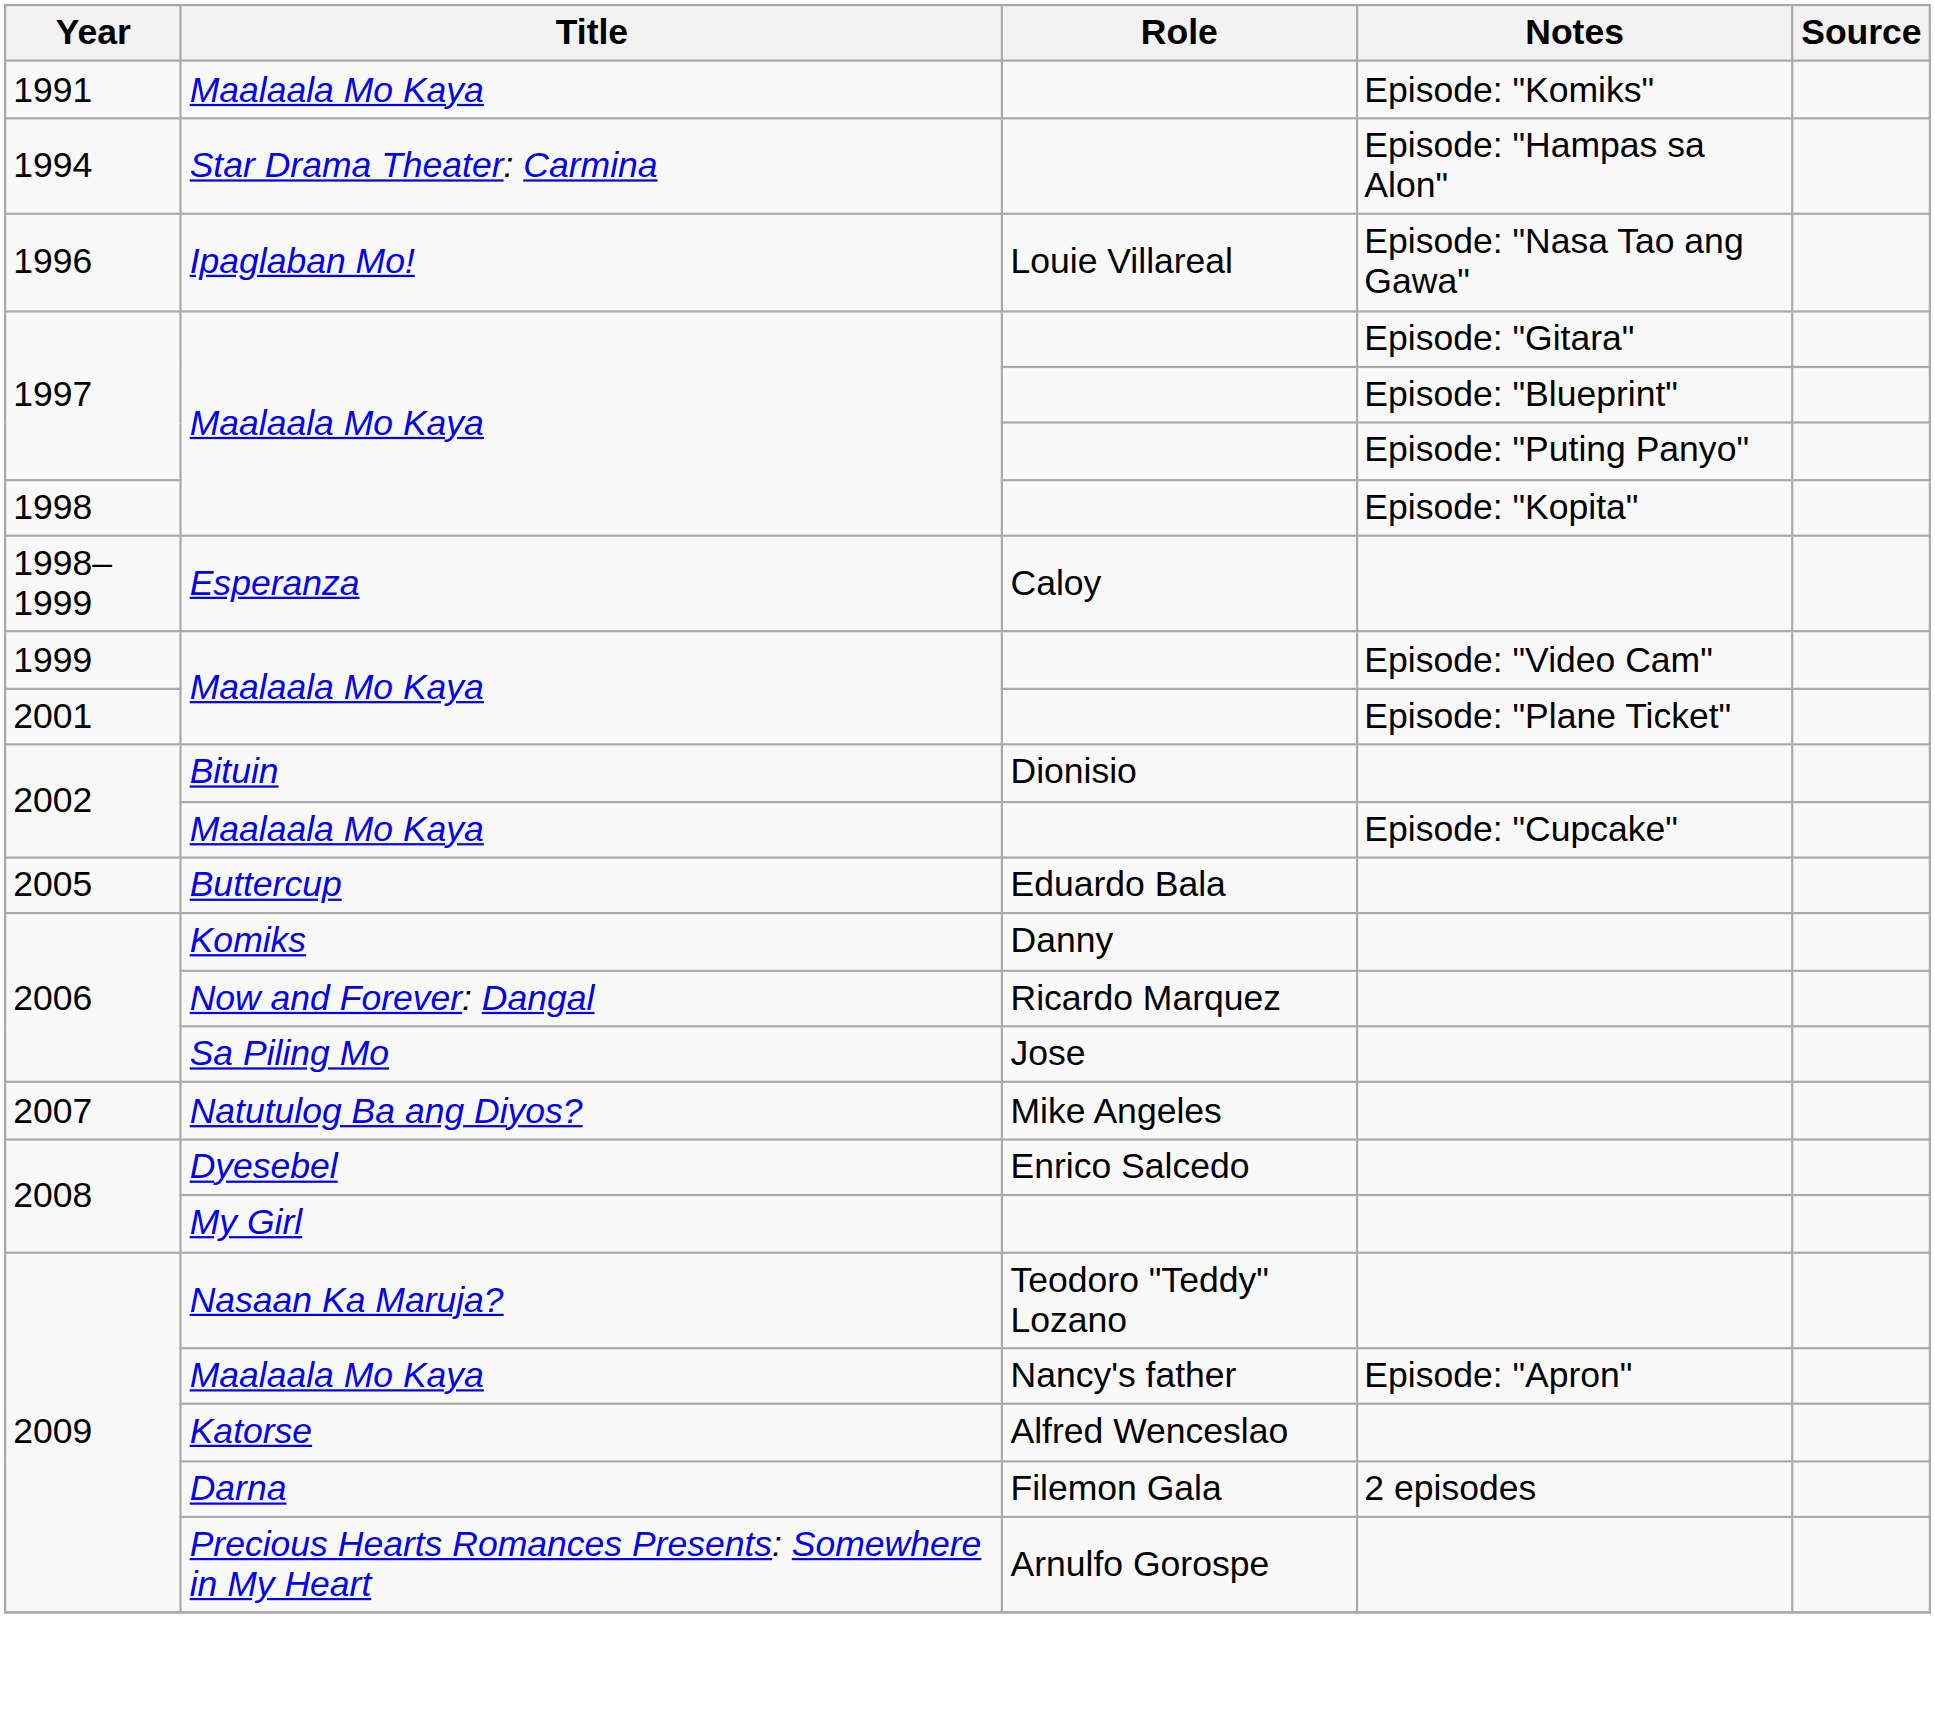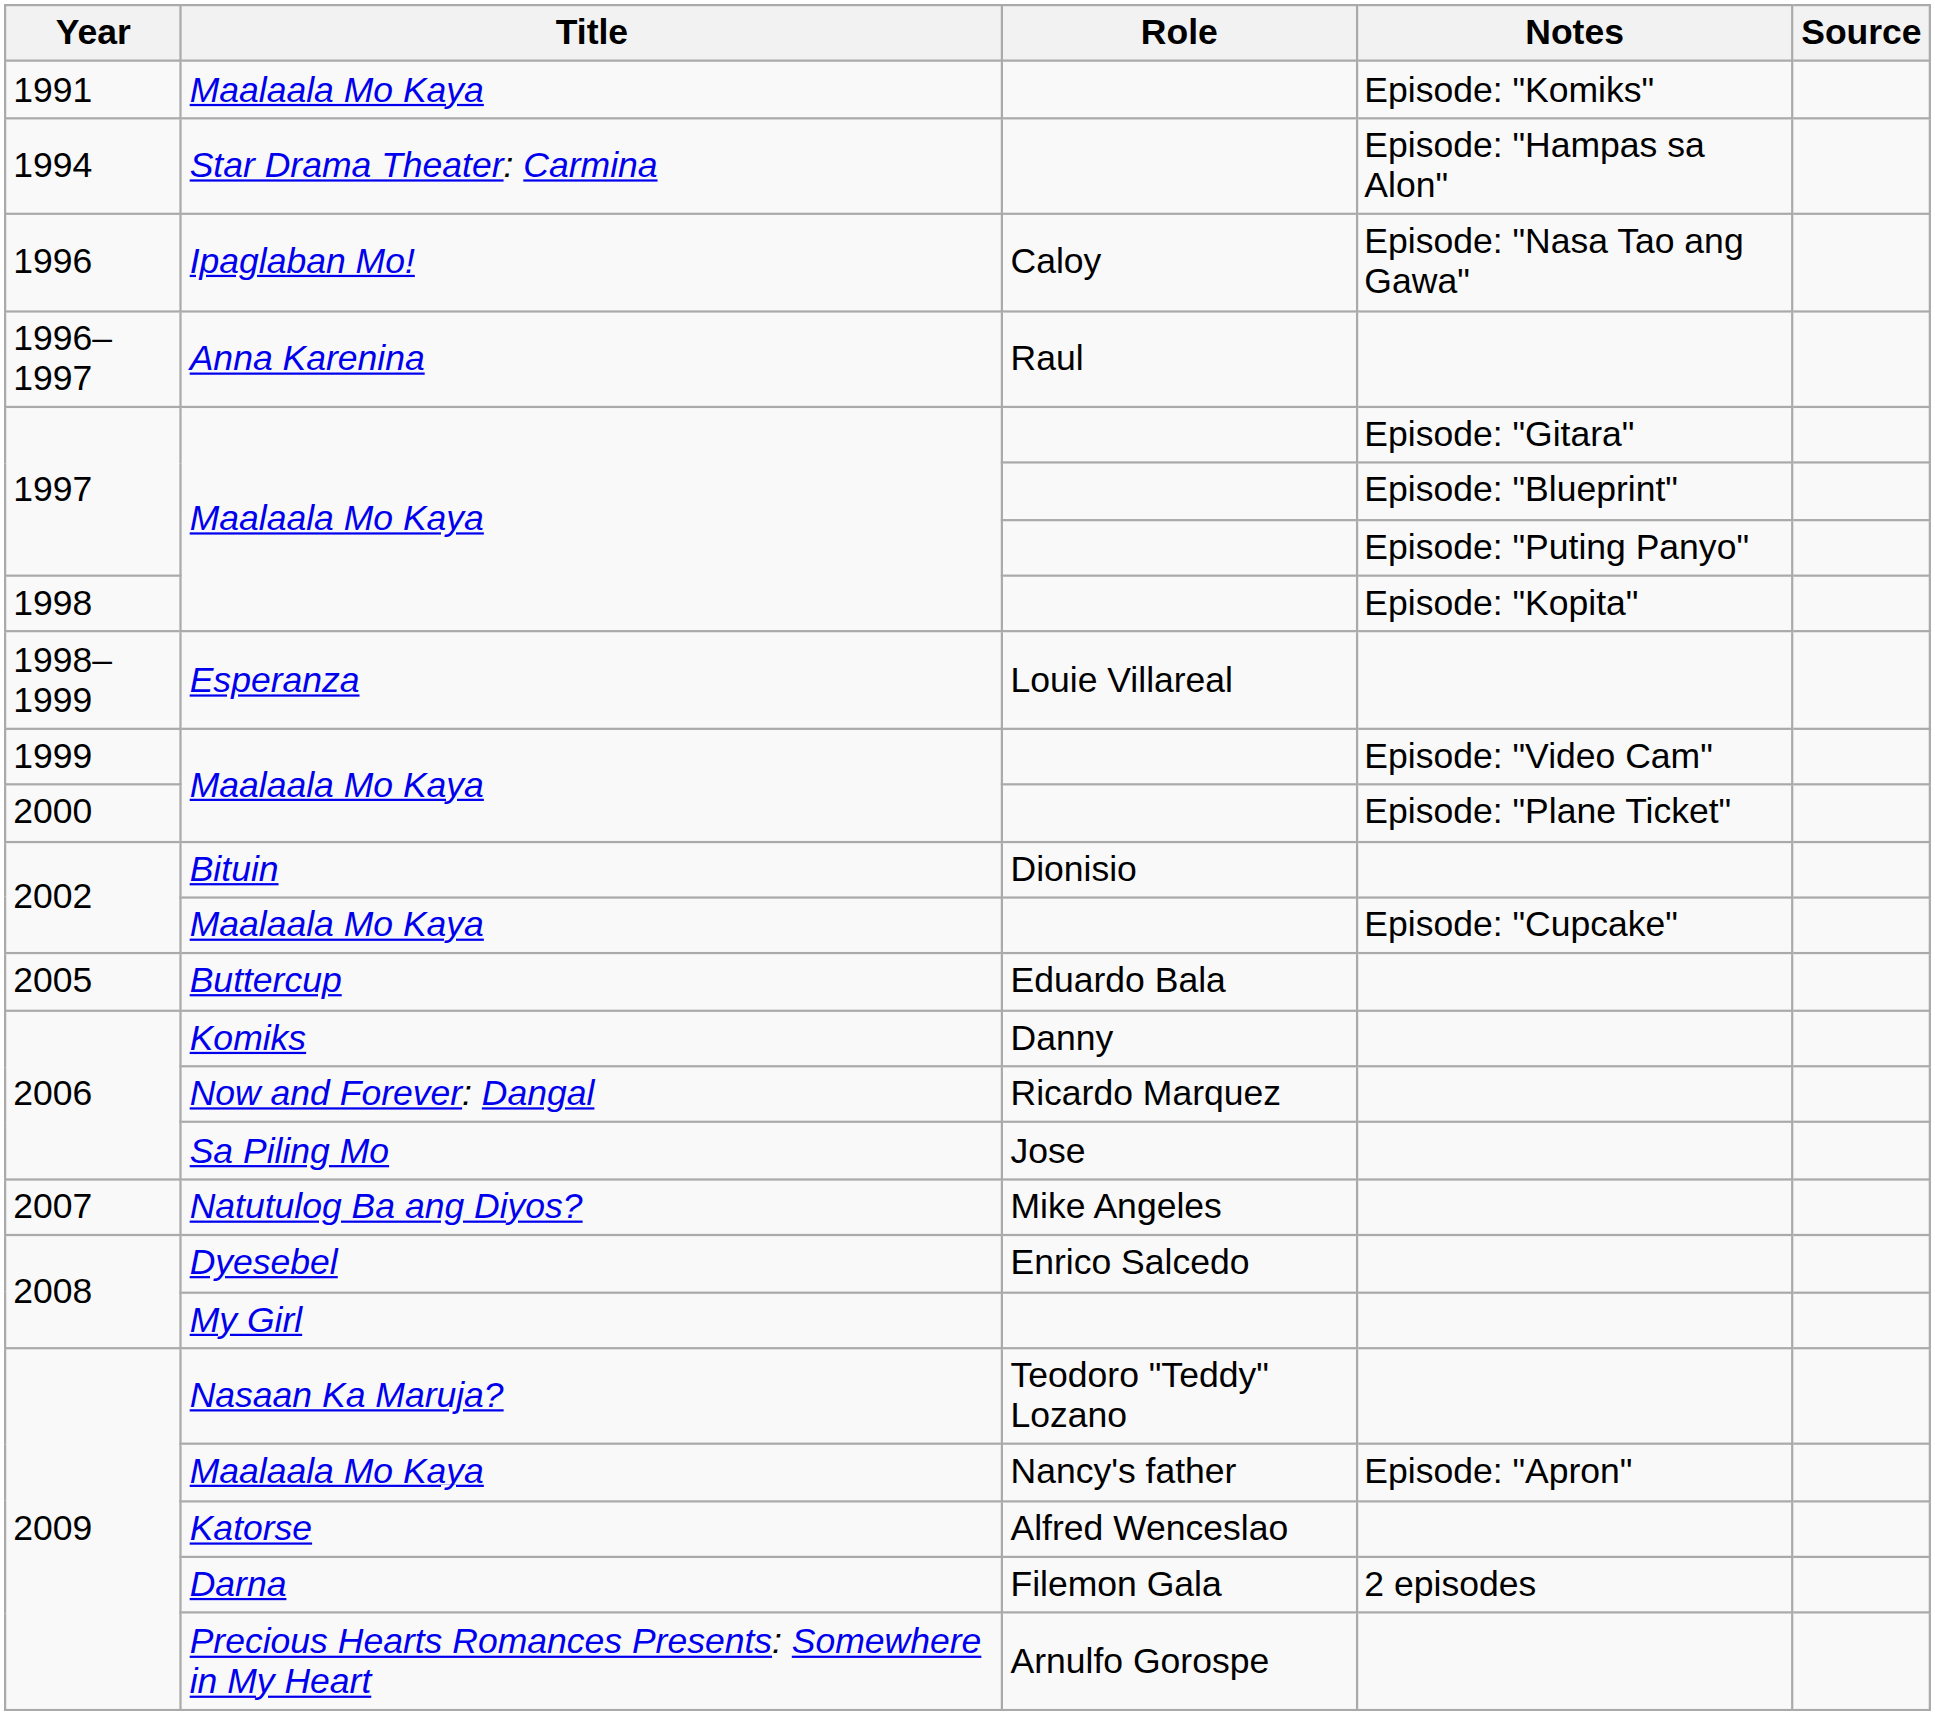(1122, 261) Louie Villareal -> (1056, 261) Caloy
+ row: (307, 357)
(1056, 583) Caloy -> (1122, 679) Louie Villareal
(53, 715) 2001 -> (53, 812) 2000
